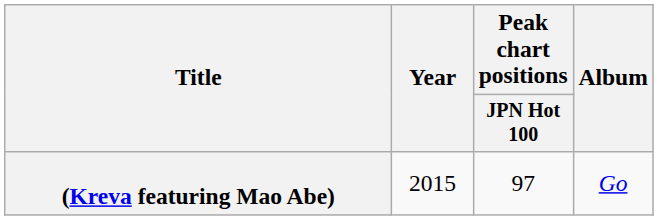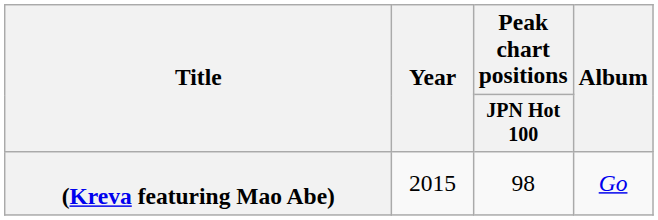(523, 183) 97 -> (523, 183) 98
